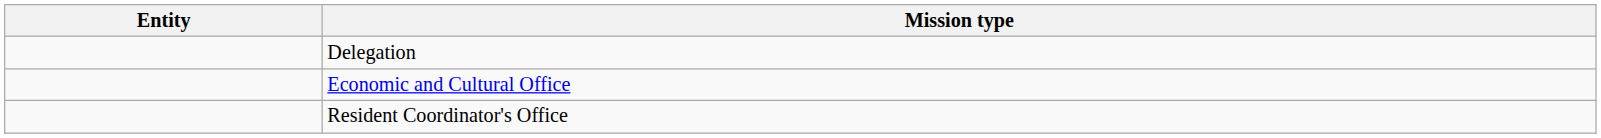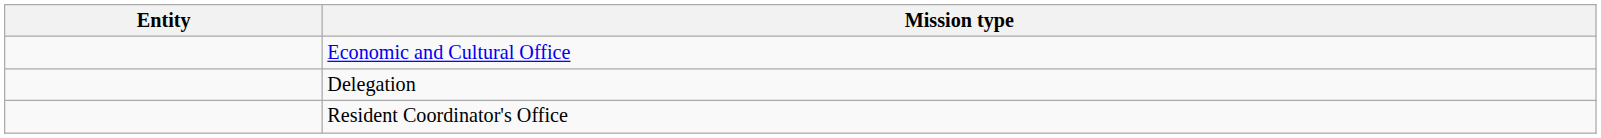rows swapped: (372, 52) <-> (449, 84)
